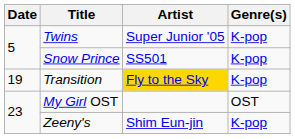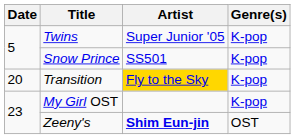(15, 79) 19 -> (15, 79) 20
(245, 101) OST -> (249, 101) K-pop
(164, 123) normal -> (167, 123) bold
(249, 123) K-pop -> (245, 123) OST
